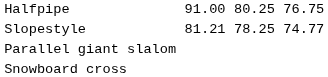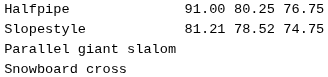(254, 29) 78.25 -> (254, 29) 78.52
(304, 29) 74.77 -> (304, 29) 74.75
